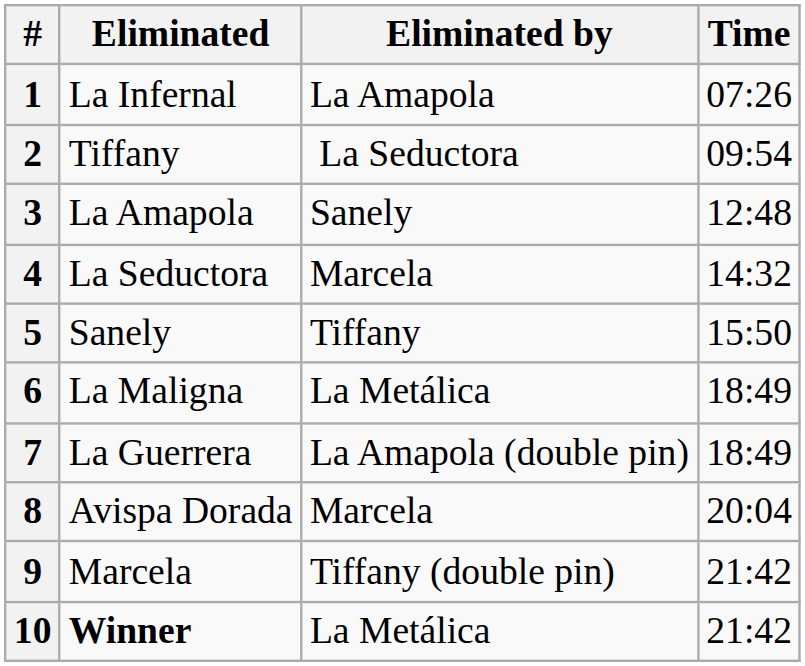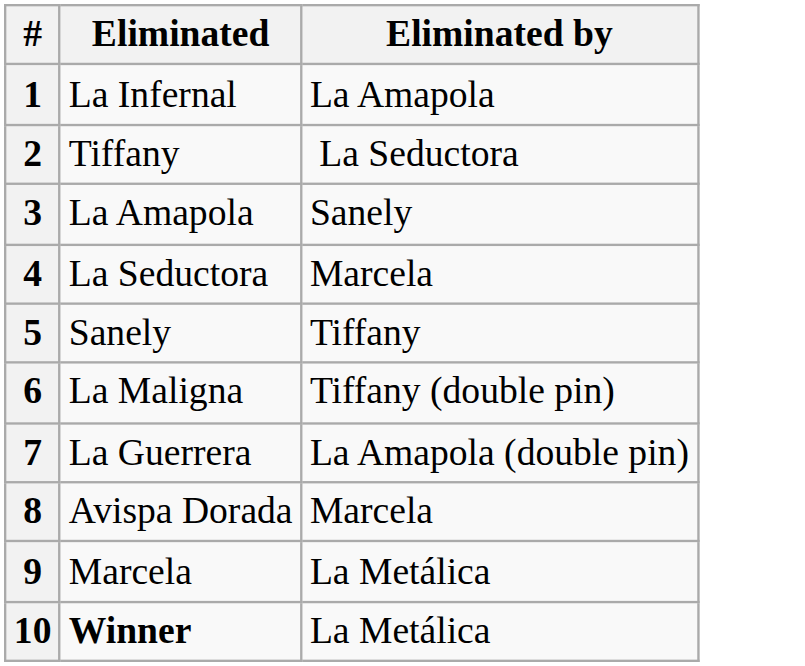- column: (749, 34)
(400, 392) La Metálica -> (462, 392) Tiffany (double pin)
(462, 570) Tiffany (double pin) -> (400, 570) La Metálica
